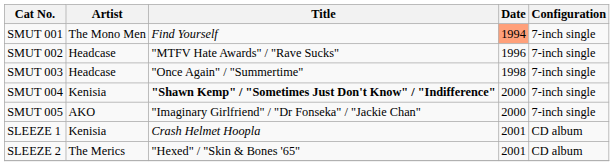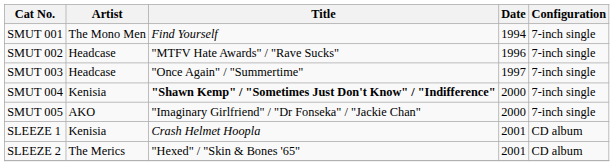(514, 33) lightsalmon background -> (514, 33) no background
(514, 72) 1998 -> (514, 72) 1997
